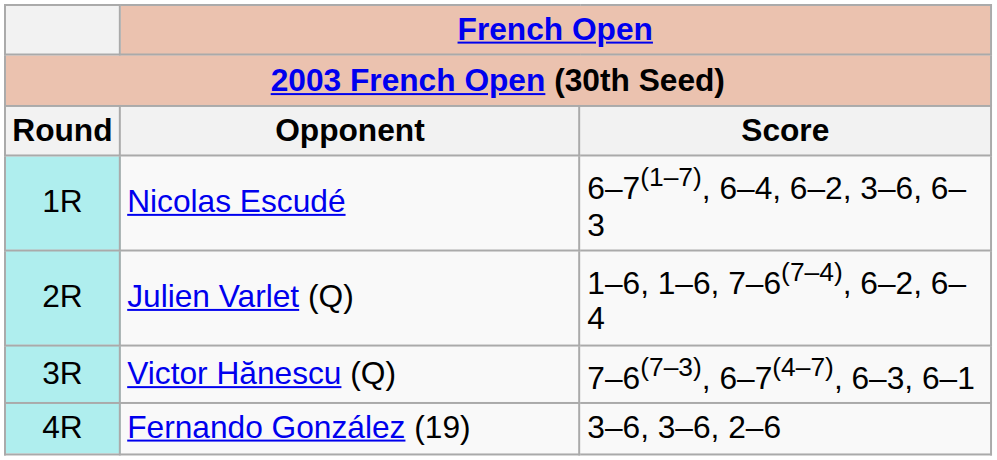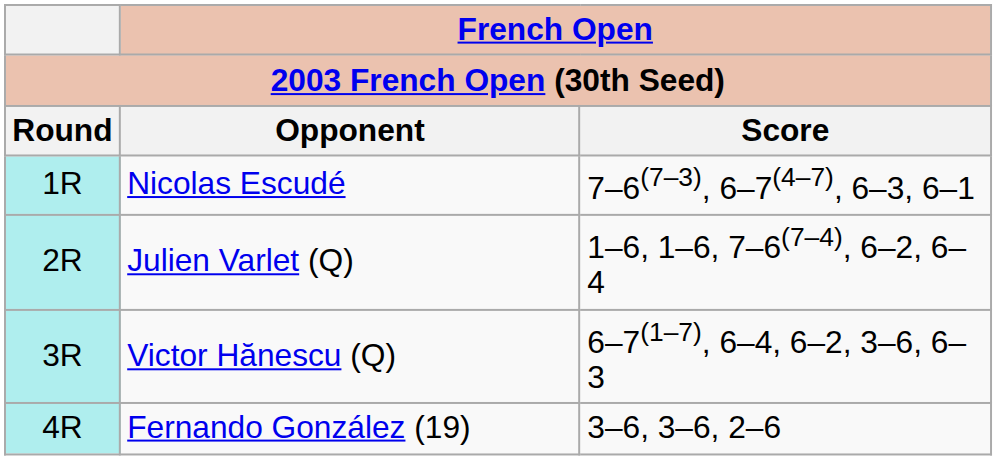(777, 202) 6–7(1–7), 6–4, 6–2, 3–6, 6–3 -> (781, 184) 7–6(7–3), 6–7(4–7), 6–3, 6–1
(781, 373) 7–6(7–3), 6–7(4–7), 6–3, 6–1 -> (777, 355) 6–7(1–7), 6–4, 6–2, 3–6, 6–3
